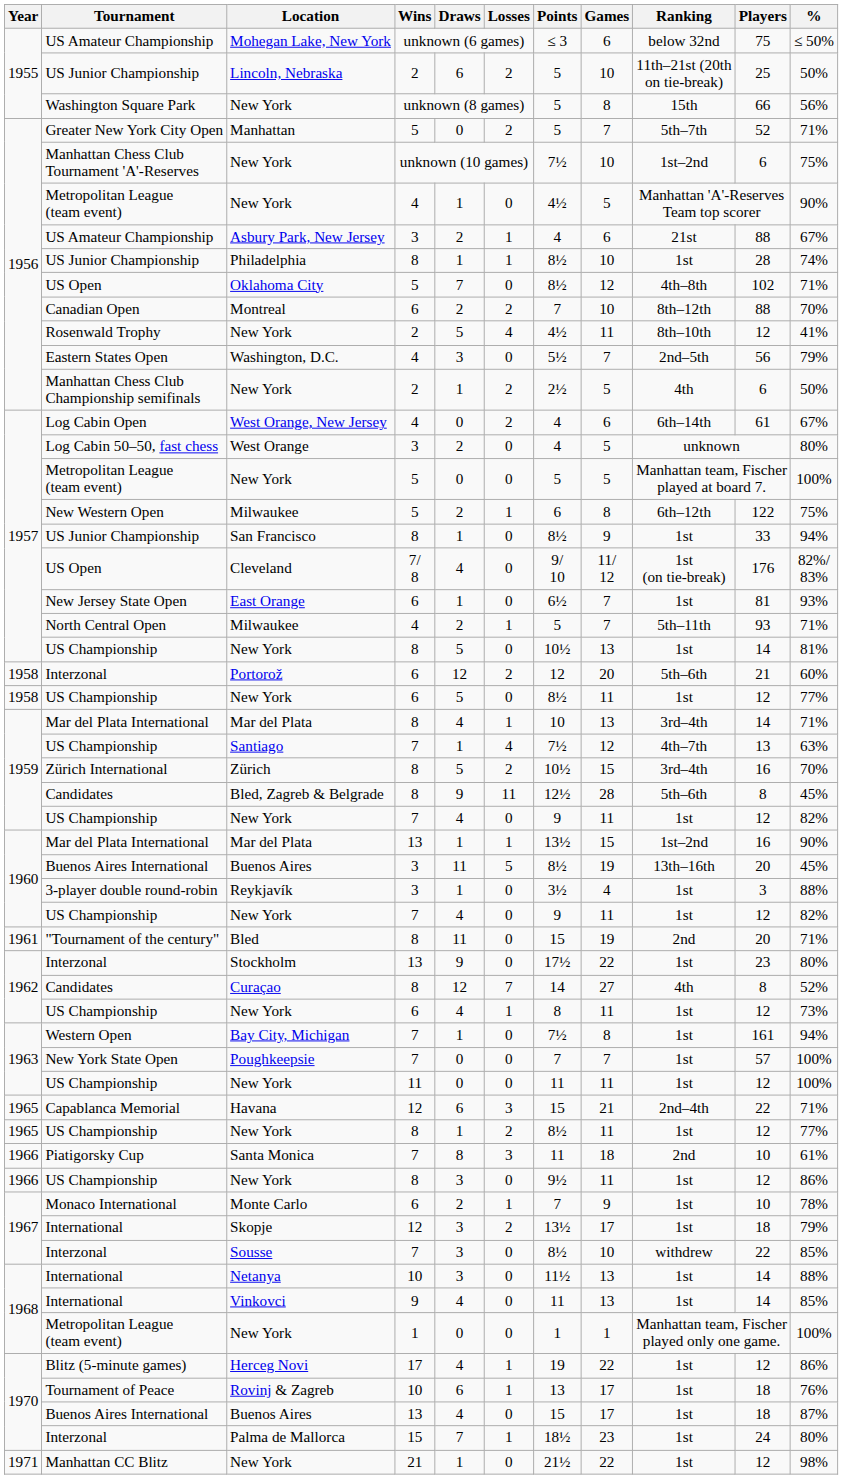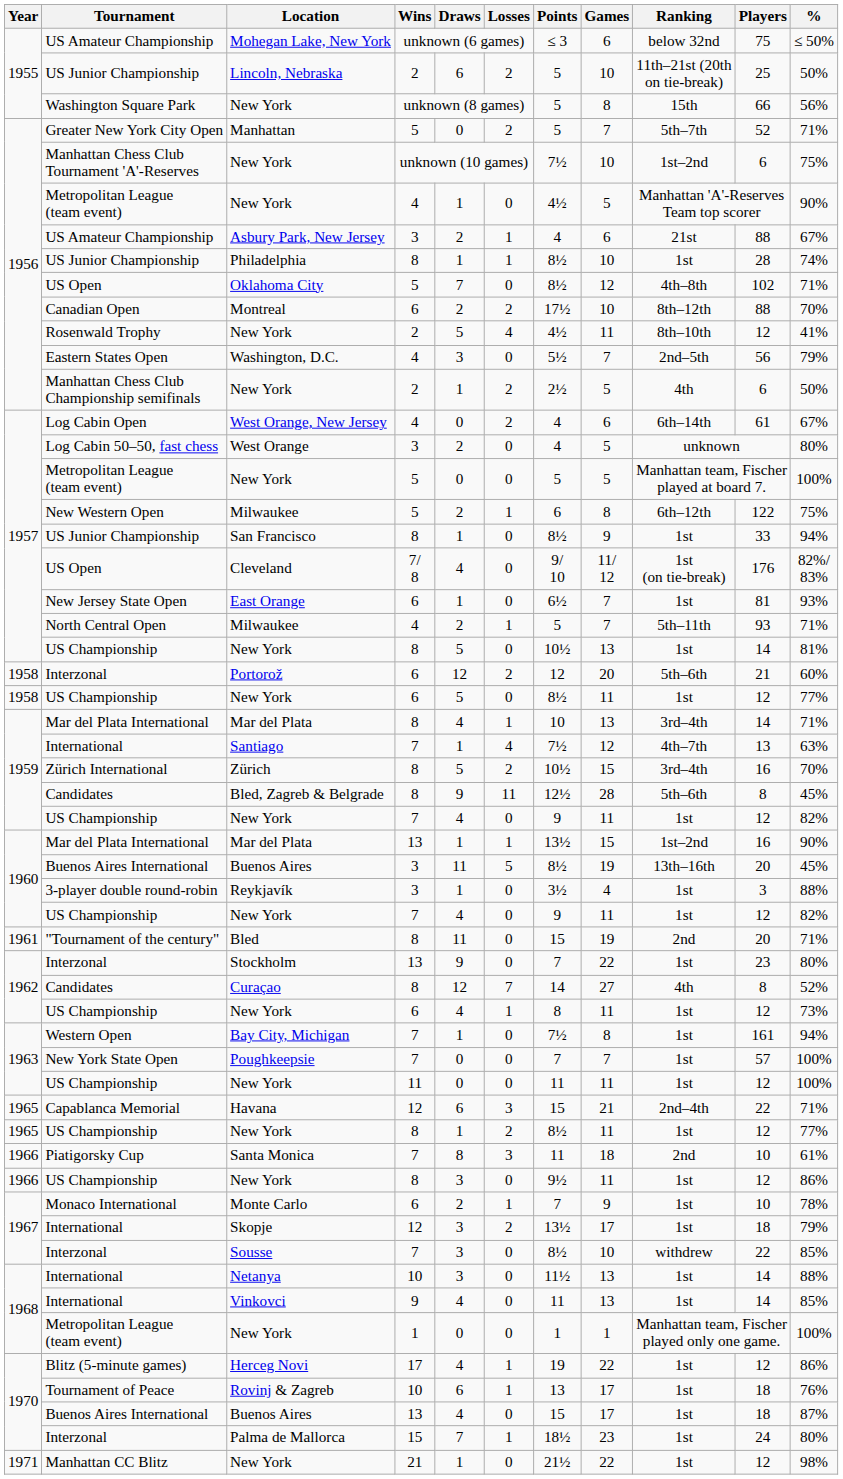(557, 308) 7 -> (557, 308) 17½
(101, 745) US Championship -> (84, 745) International
(557, 962) 17½ -> (557, 962) 7
